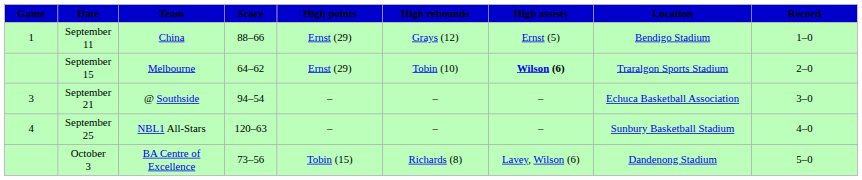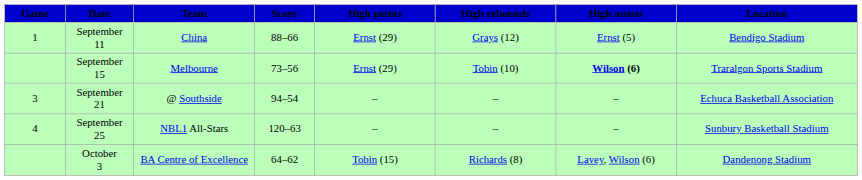- column: (804, 13)
(251, 68) 64–62 -> (285, 68) 73–56
(251, 160) 73–56 -> (285, 160) 64–62
